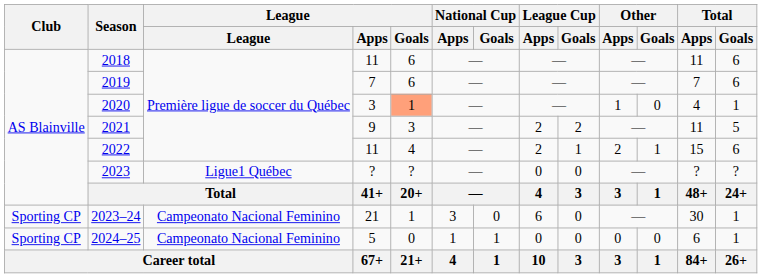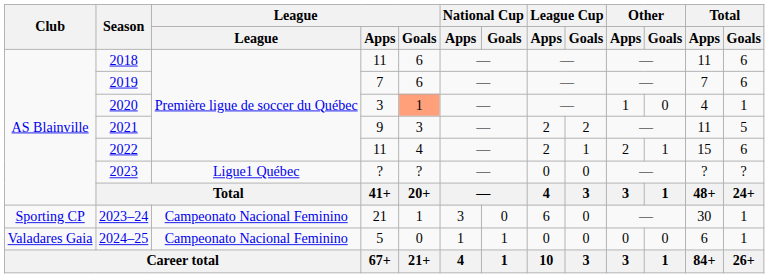(46, 238) Sporting CP -> (50, 238) Valadares Gaia
